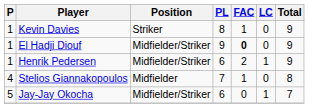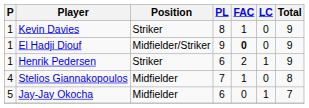(172, 62) Midfielder/Striker -> (148, 62) Striker
(172, 95) Midfielder/Striker -> (155, 95) Midfielder
